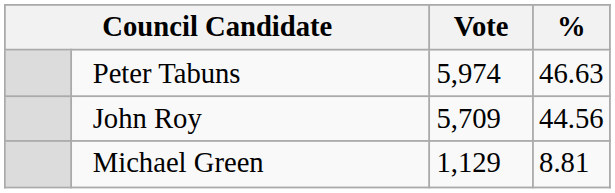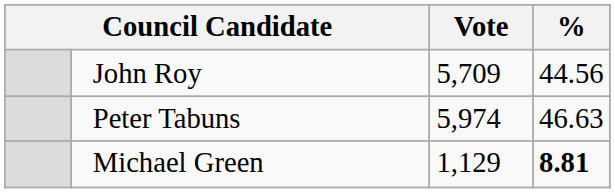rows swapped: (159, 72) <-> (140, 118)
(564, 163) normal -> (564, 163) bold
